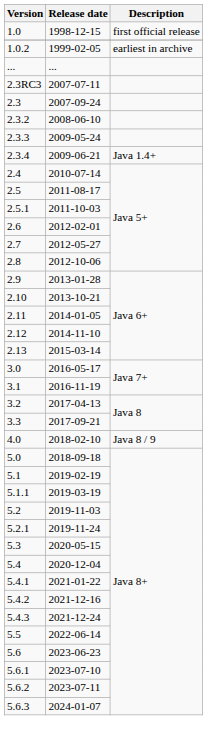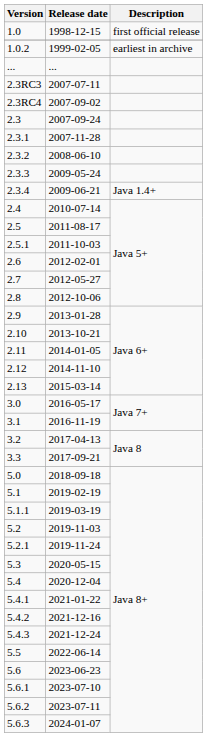+ row: (24, 102)
+ row: (18, 137)
- row: (14, 439)
